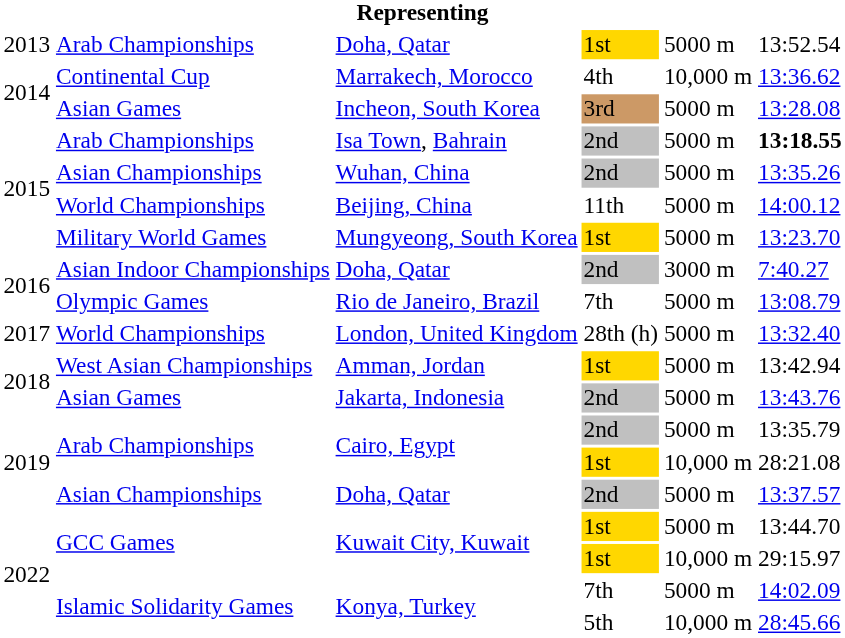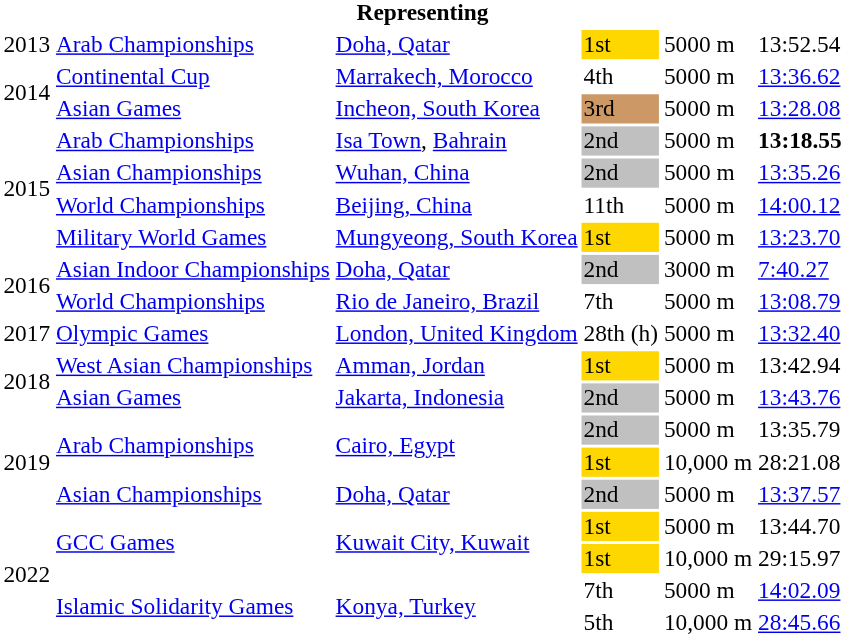(708, 76) 10,000 m -> (699, 76) 5000 m
(132, 301) Olympic Games -> (160, 301) World Championships
(160, 333) World Championships -> (132, 333) Olympic Games
